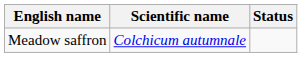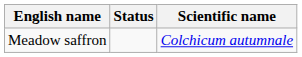columns swapped: (180, 16) <-> (273, 16)
